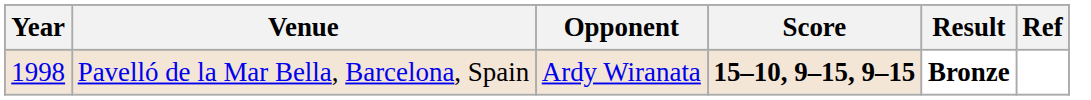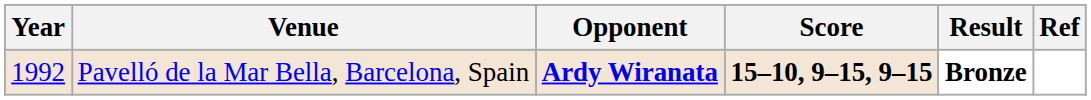(38, 71) 1998 -> (38, 71) 1992
(621, 71) normal -> (630, 71) bold
